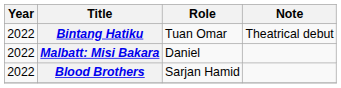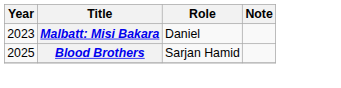- row: (100, 33)
(21, 53) 2022 -> (21, 33) 2023
(21, 72) 2022 -> (21, 53) 2025
